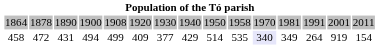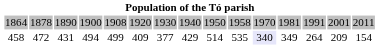(339, 37) 919 -> (339, 37) 209
